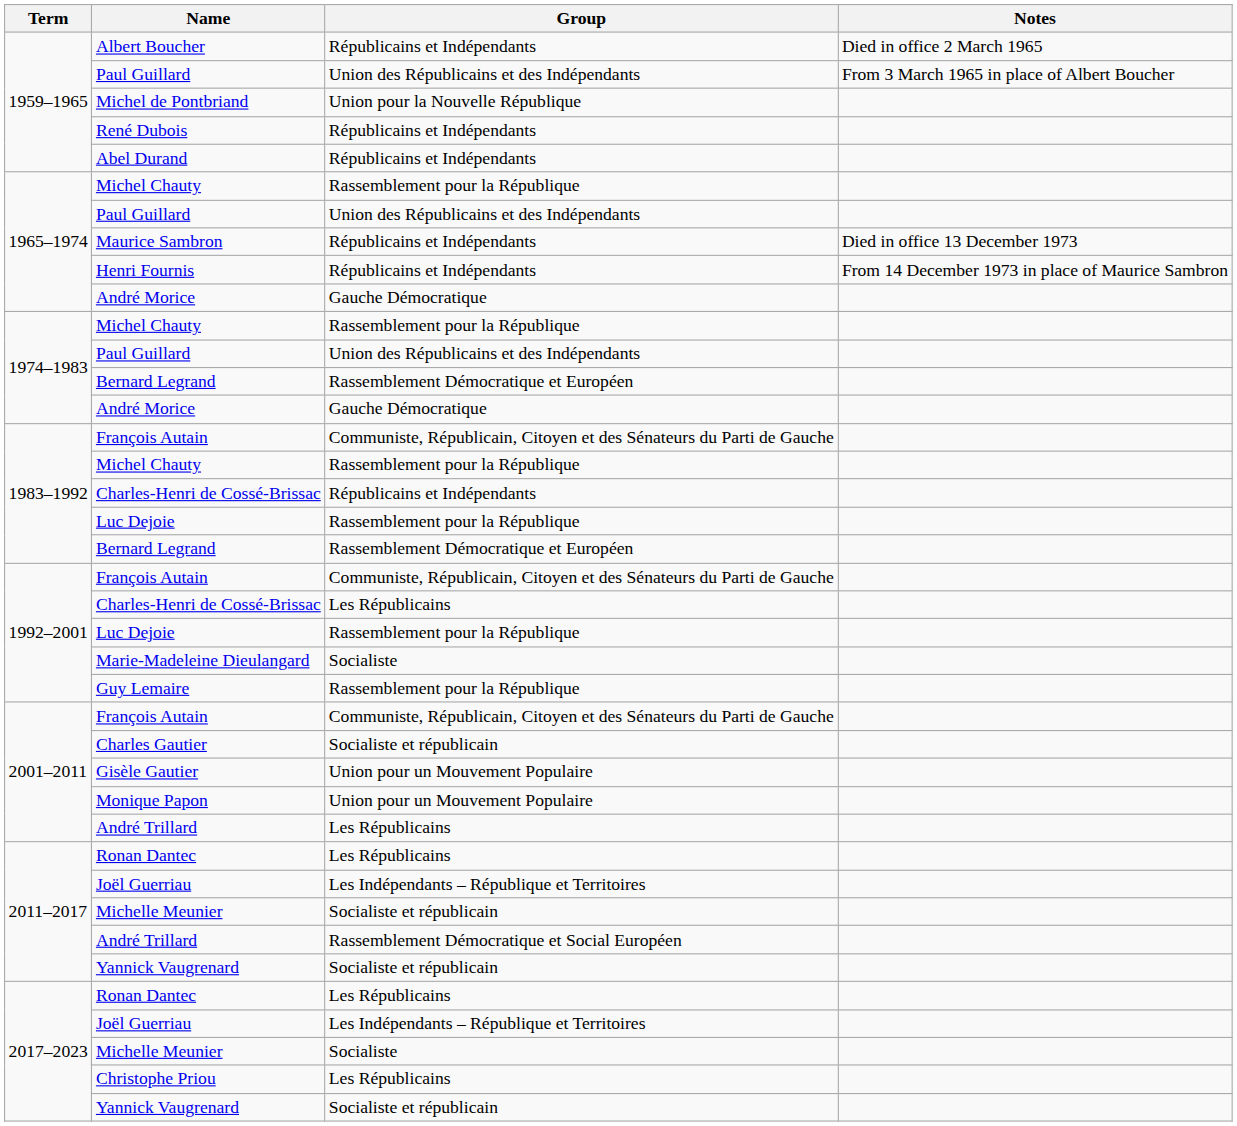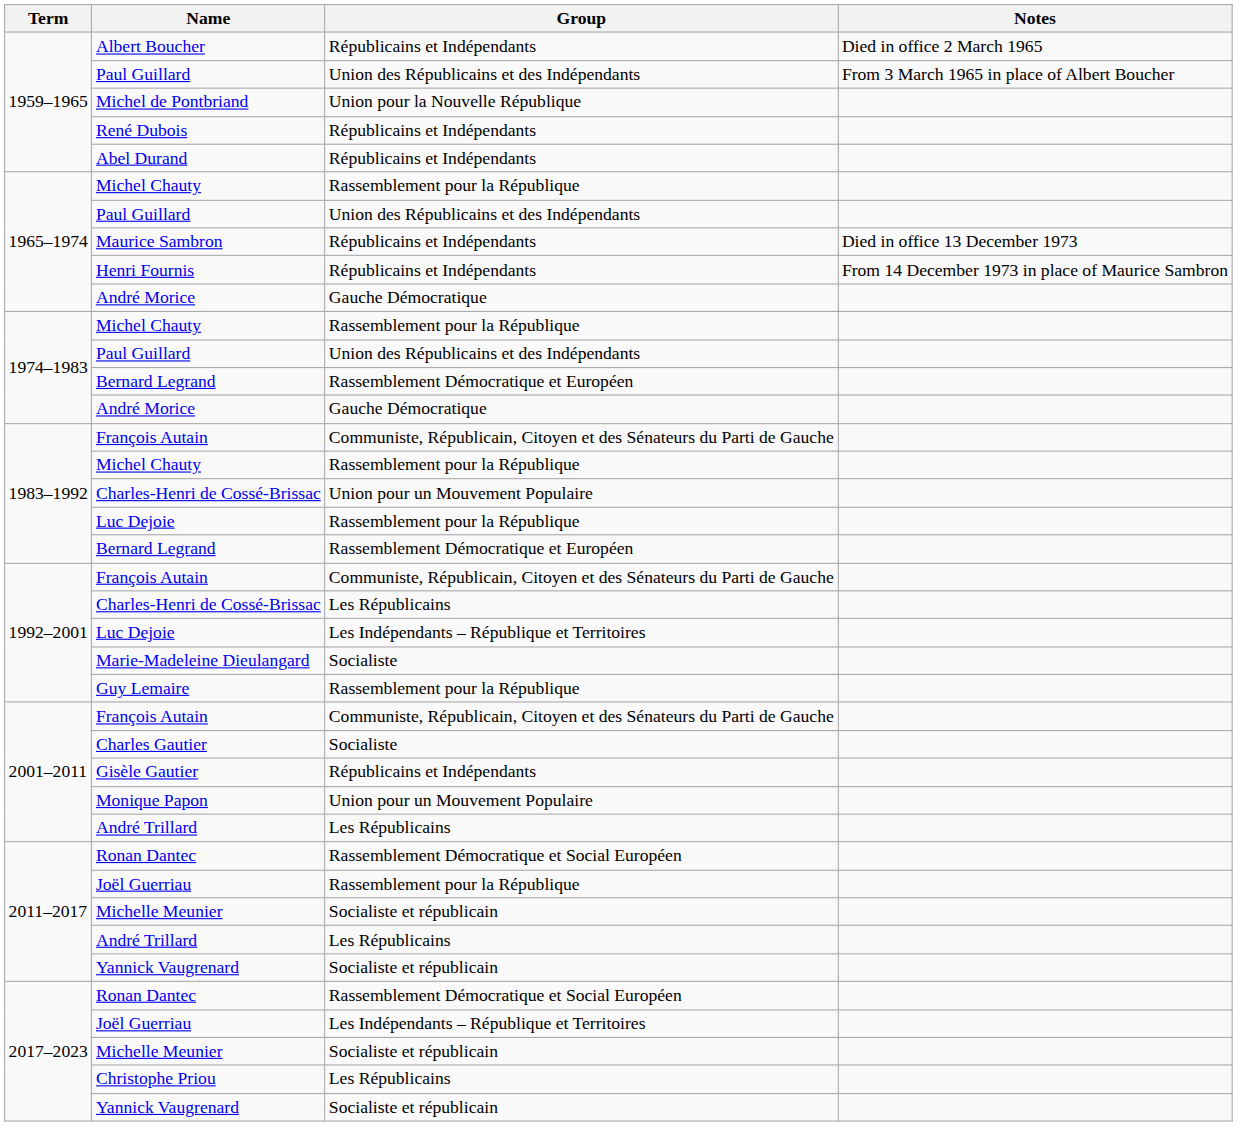(432, 492) Républicains et Indépendants -> (461, 492) Union pour un Mouvement Populaire
(454, 632) Rassemblement pour la République -> (487, 632) Les Indépendants – République et Territoires
(413, 744) Socialiste et républicain -> (363, 744) Socialiste
(461, 772) Union pour un Mouvement Populaire -> (432, 772) Républicains et Indépendants
(390, 855) Les Républicains -> (505, 855) Rassemblement Démocratique et Social Européen
(487, 883) Les Indépendants – République et Territoires -> (454, 883) Rassemblement pour la République
(505, 939) Rassemblement Démocratique et Social Européen -> (390, 939) Les Républicains
(390, 995) Les Républicains -> (505, 995) Rassemblement Démocratique et Social Européen
(363, 1051) Socialiste -> (413, 1051) Socialiste et républicain
